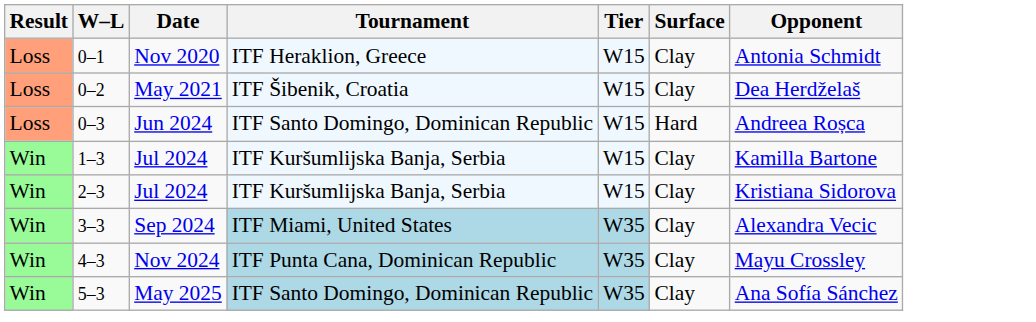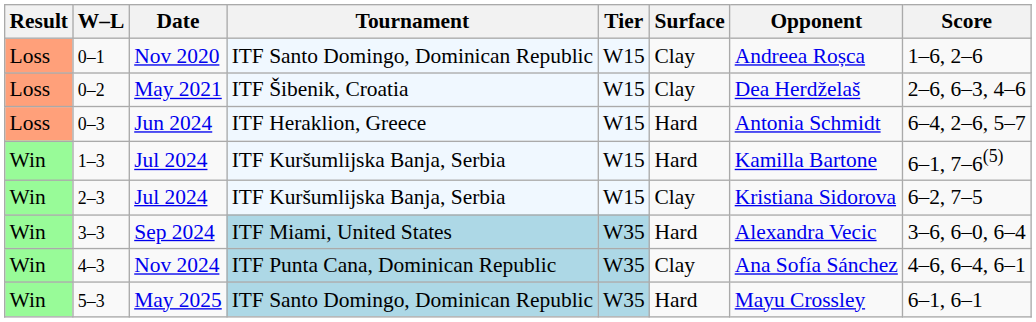+ column: (967, 21)
(329, 55) ITF Heraklion, Greece -> (412, 55) ITF Santo Domingo, Dominican Republic
(808, 55) Antonia Schmidt -> (800, 55) Andreea Roșca
(412, 123) ITF Santo Domingo, Dominican Republic -> (329, 123) ITF Heraklion, Greece
(800, 123) Andreea Roșca -> (808, 123) Antonia Schmidt
(675, 157) Clay -> (676, 160) Hard
(675, 225) Clay -> (676, 231) Hard
(800, 259) Mayu Crossley -> (816, 265) Ana Sofía Sánchez
(675, 293) Clay -> (676, 299) Hard
(816, 293) Ana Sofía Sánchez -> (800, 299) Mayu Crossley
